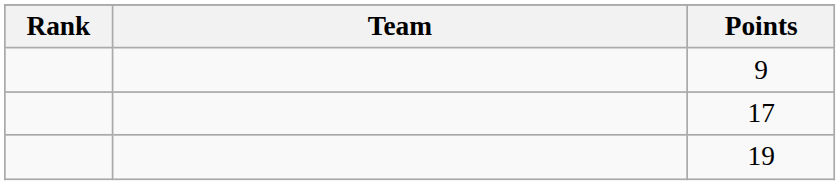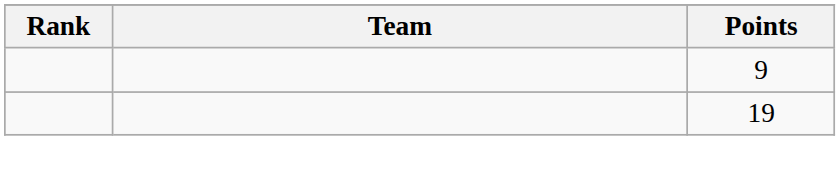- row: (761, 112)
